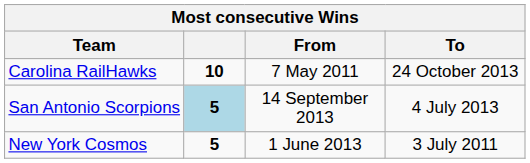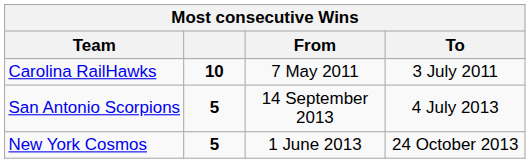(455, 71) 24 October 2013 -> (455, 71) 3 July 2011
(214, 108) lightblue background -> (214, 108) no background
(455, 144) 3 July 2011 -> (455, 144) 24 October 2013
